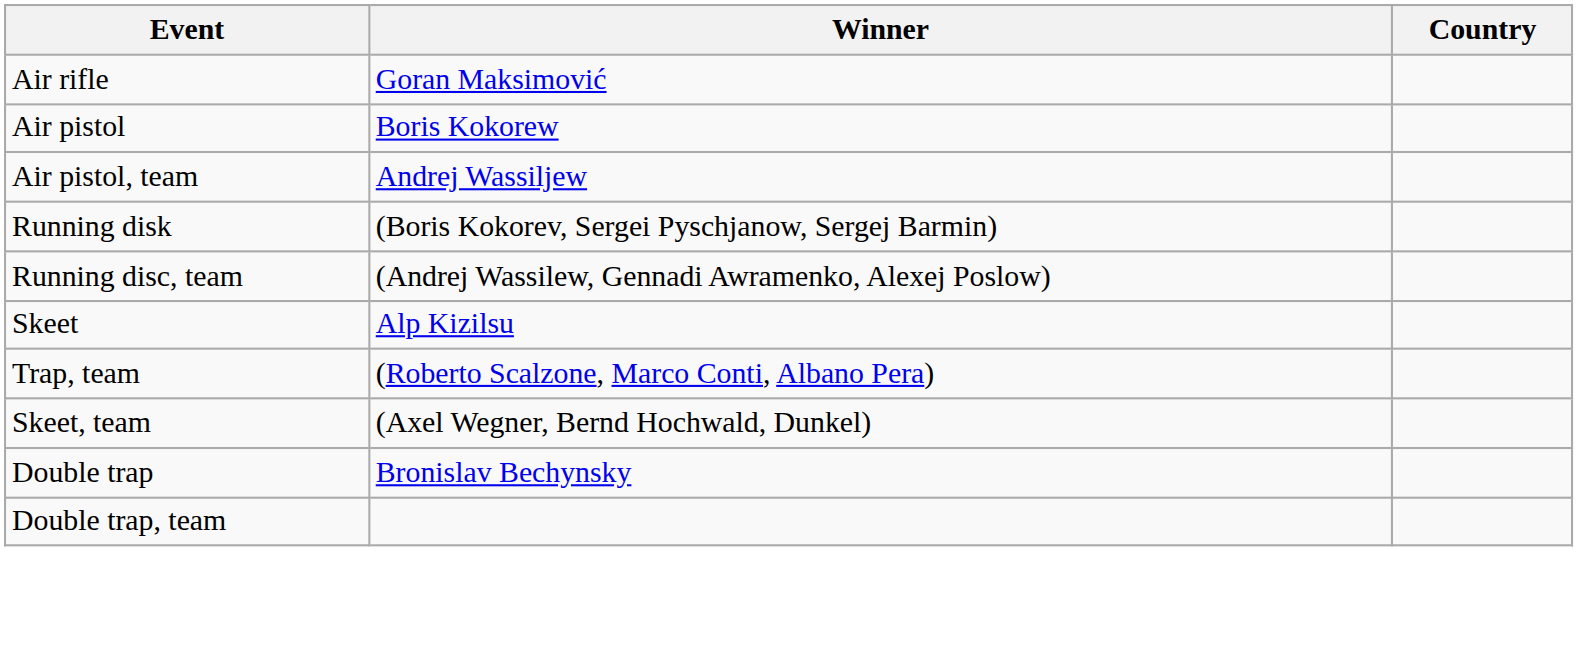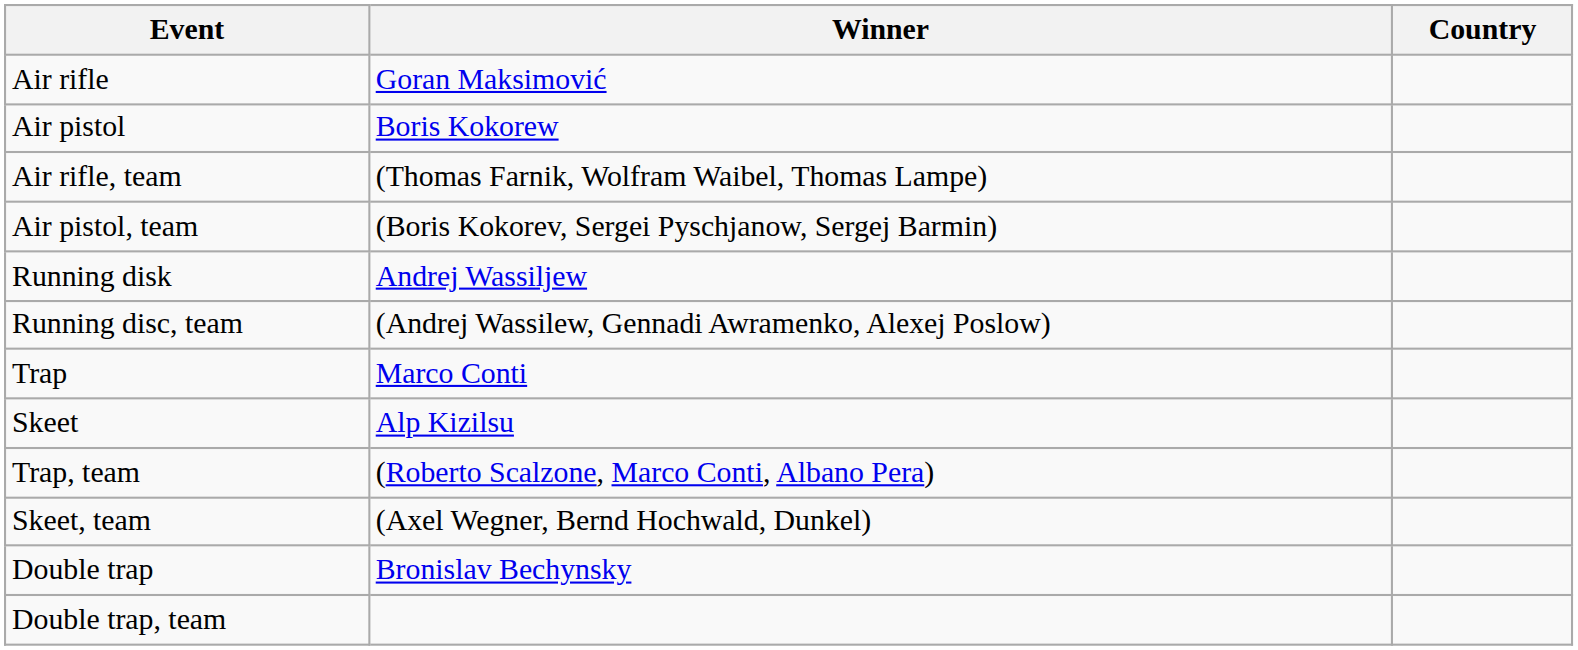+ row: (97, 176)
(481, 176) Andrej Wassiljew -> (686, 226) (Boris Kokorev, Sergei Pyschjanow, Sergej Barmin)
(686, 226) (Boris Kokorev, Sergei Pyschjanow, Sergej Barmin) -> (481, 275) Andrej Wassiljew
+ row: (40, 373)
